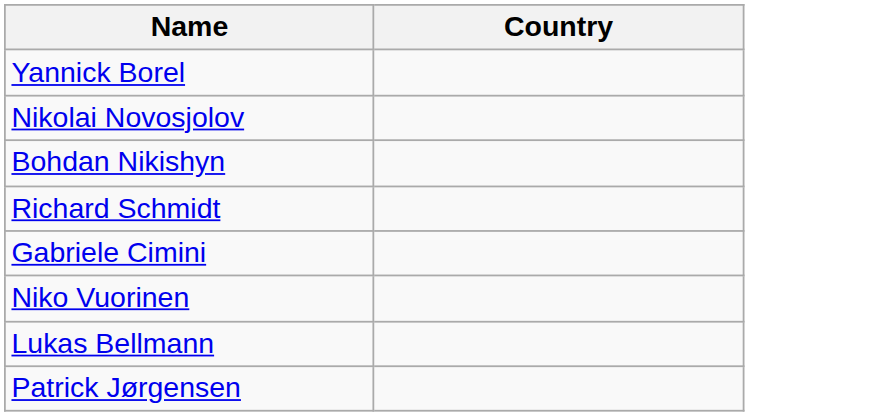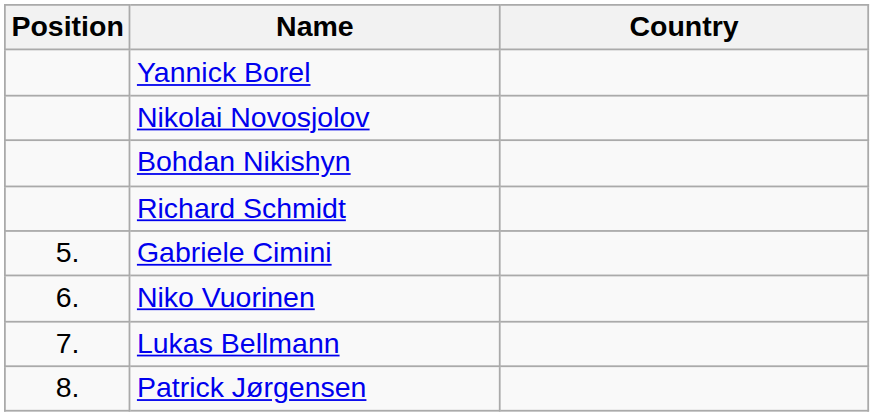+ column: (68, 27)
